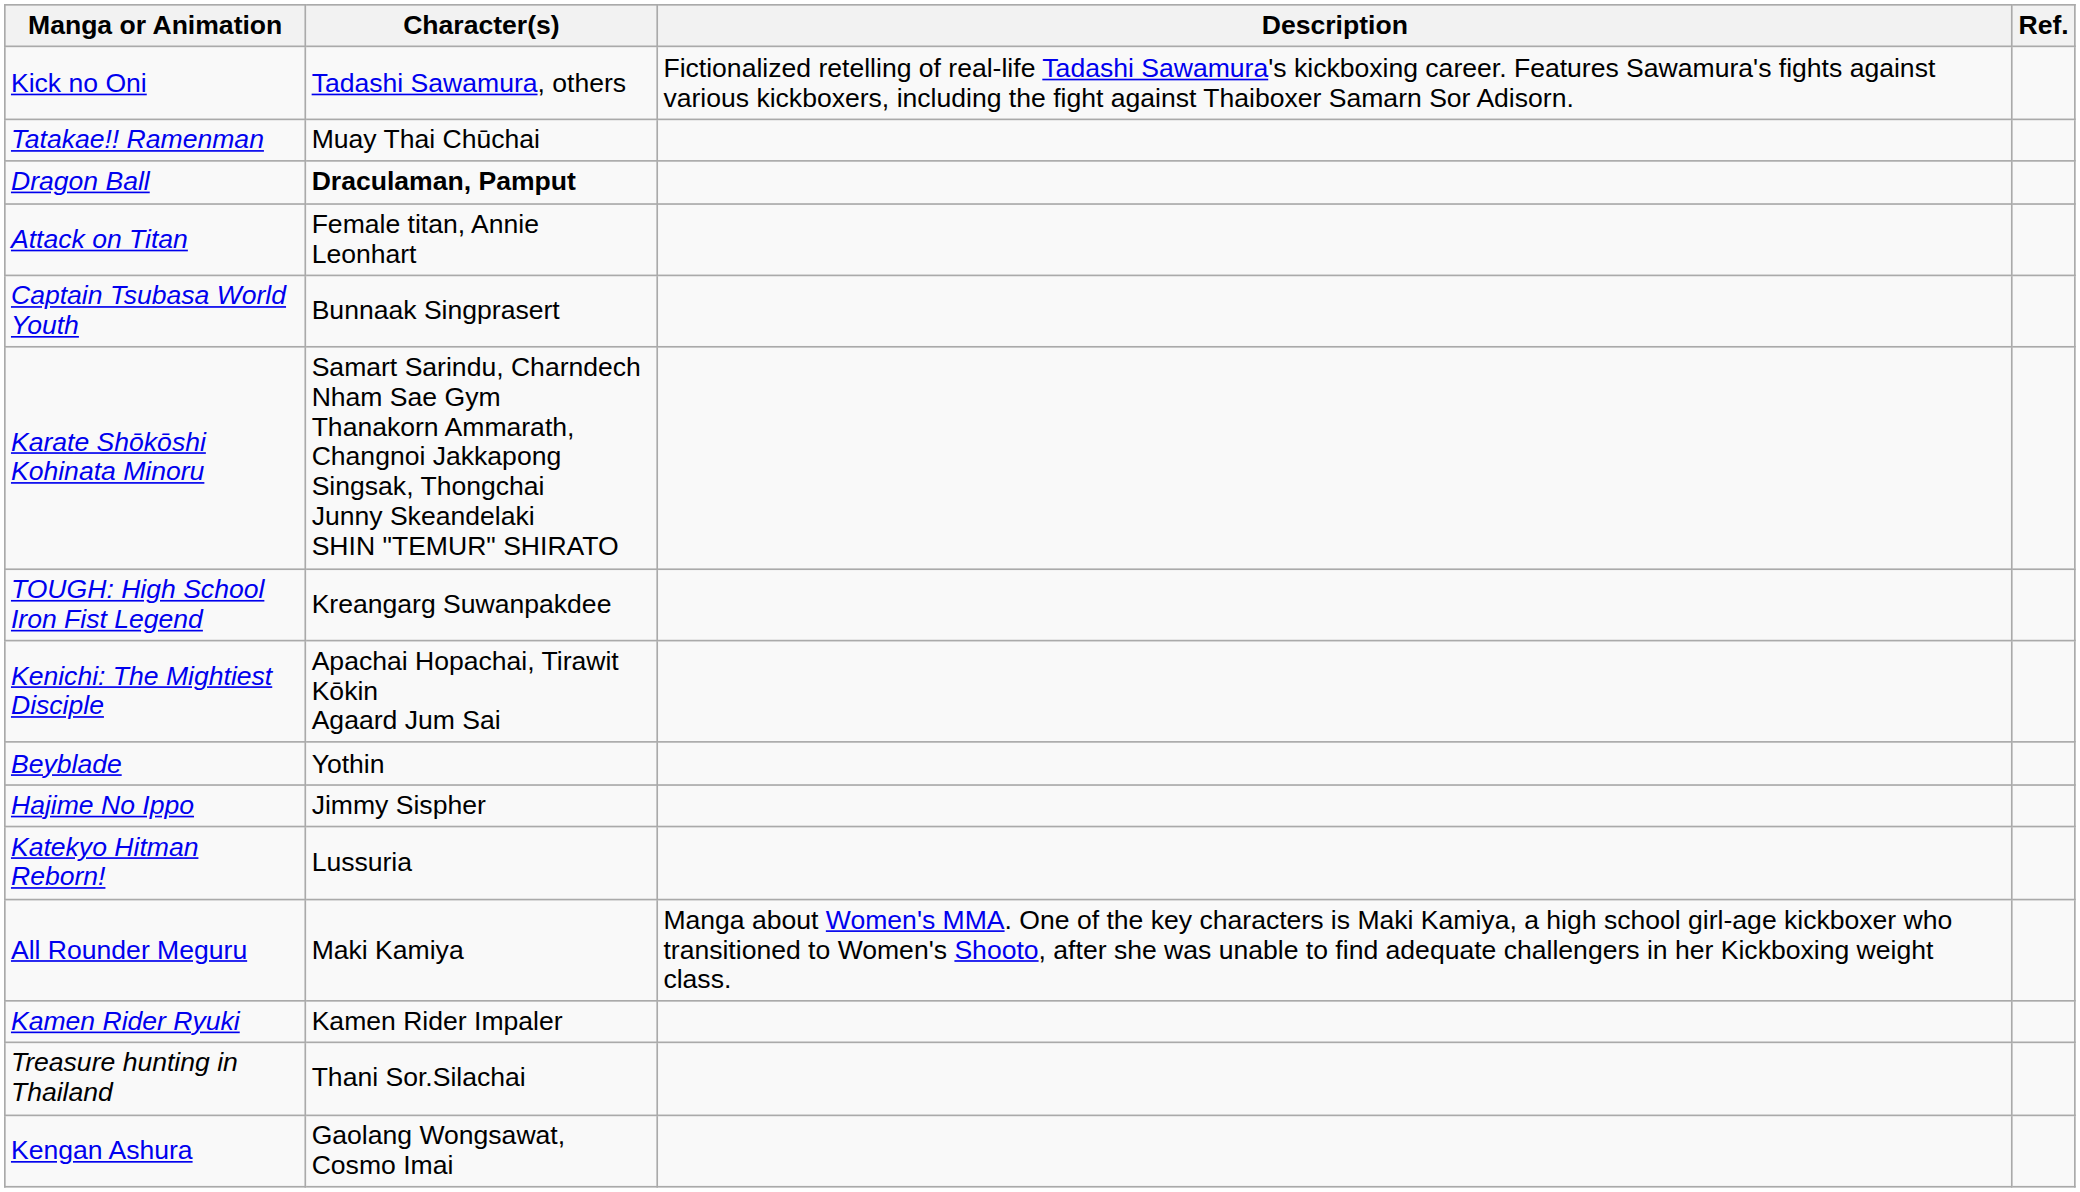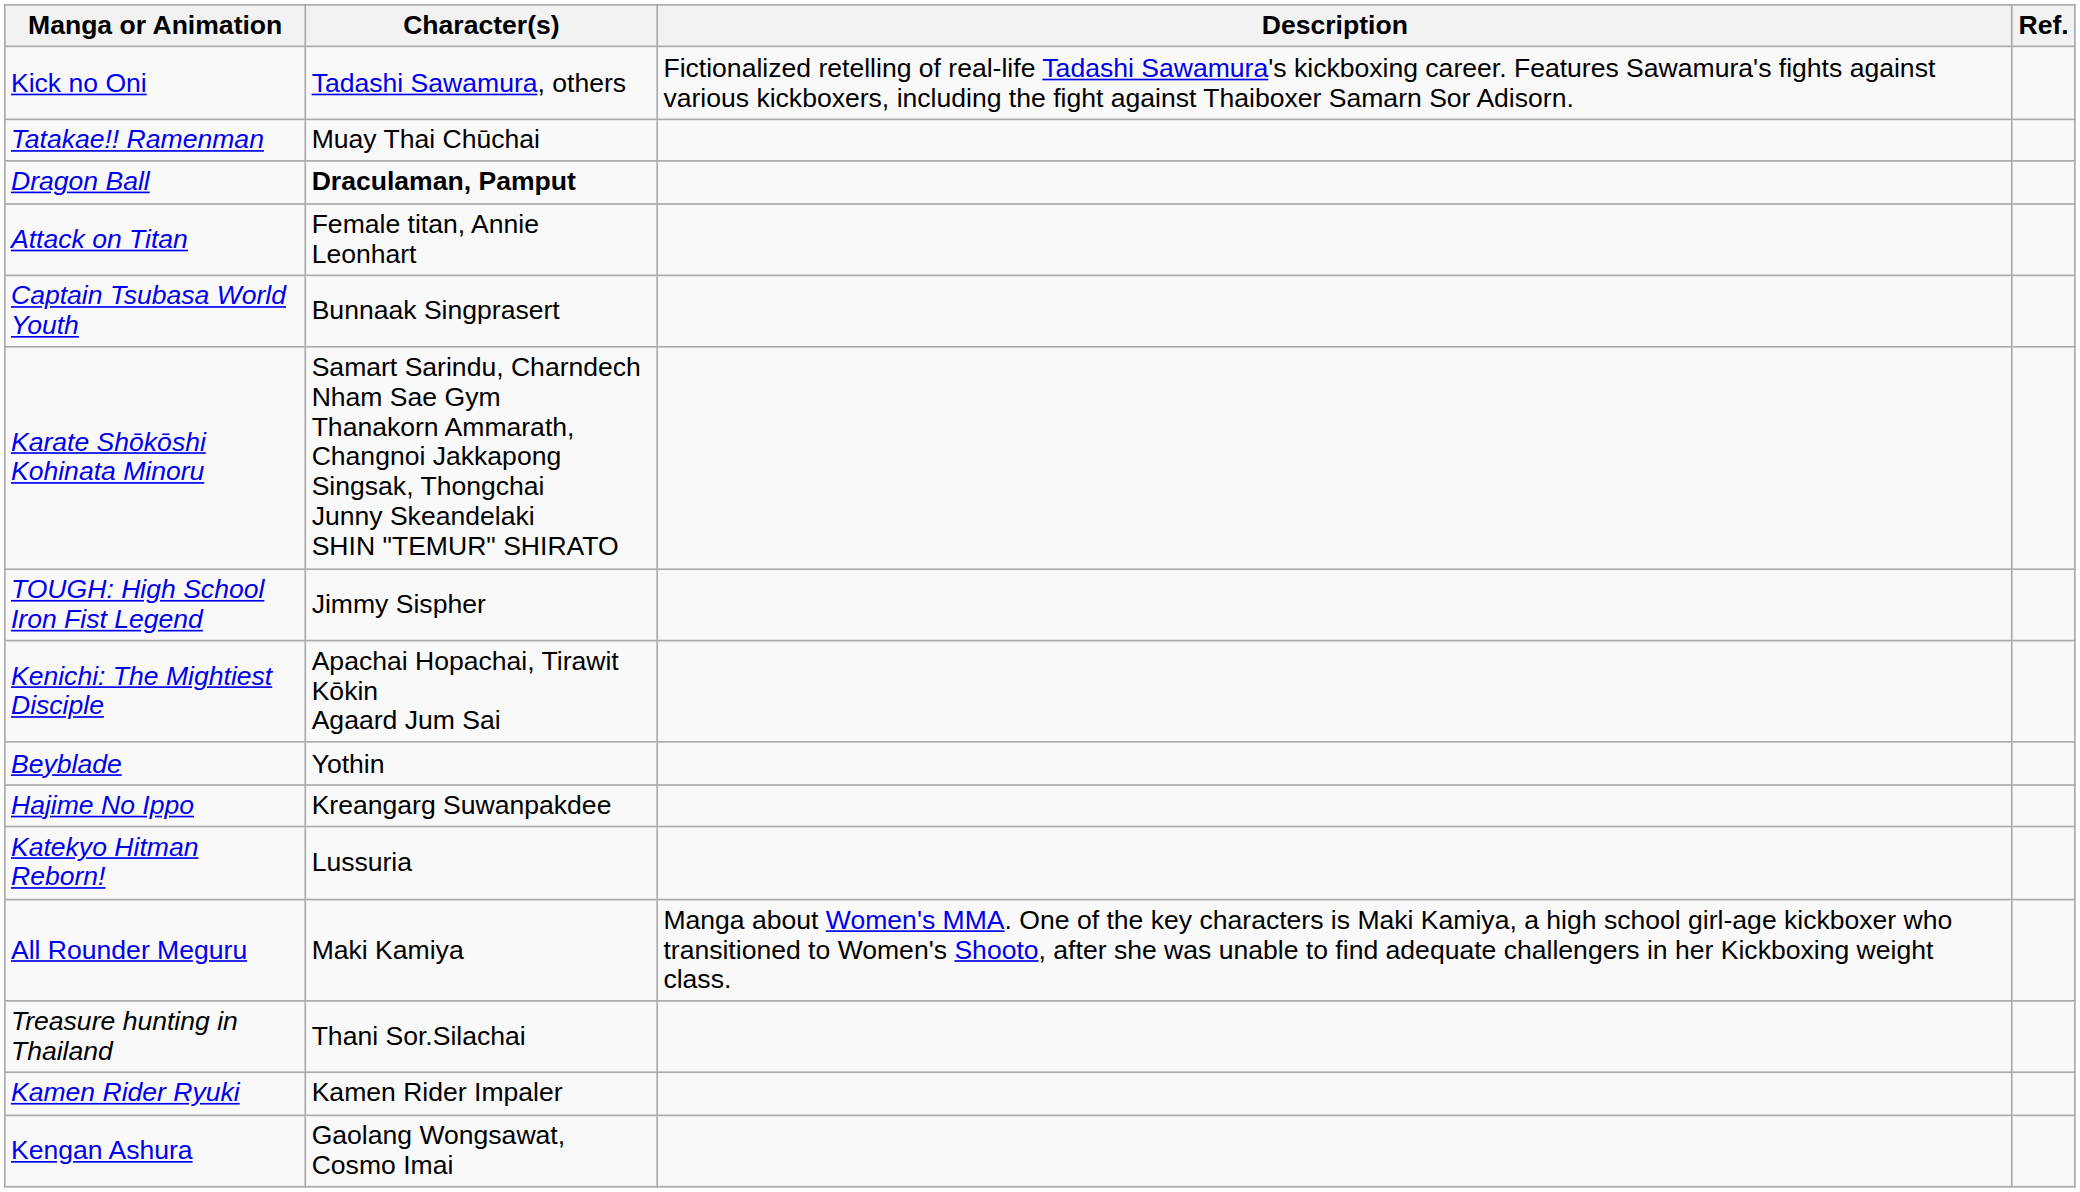(462, 604) Kreangarg Suwanpakdee -> (399, 604) Jimmy Sispher
(399, 805) Jimmy Sispher -> (462, 805) Kreangarg Suwanpakdee
rows swapped: (124, 1078) <-> (125, 1021)
